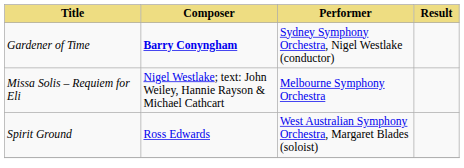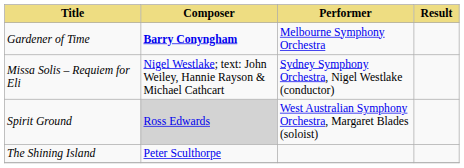(341, 45) Sydney Symphony Orchestra, Nigel Westlake (conductor) -> (332, 38) Melbourne Symphony Orchestra
(332, 90) Melbourne Symphony Orchestra -> (341, 77) Sydney Symphony Orchestra, Nigel Westlake (conductor)
(177, 135) no background -> (177, 121) lightgrey background
+ row: (51, 153)
